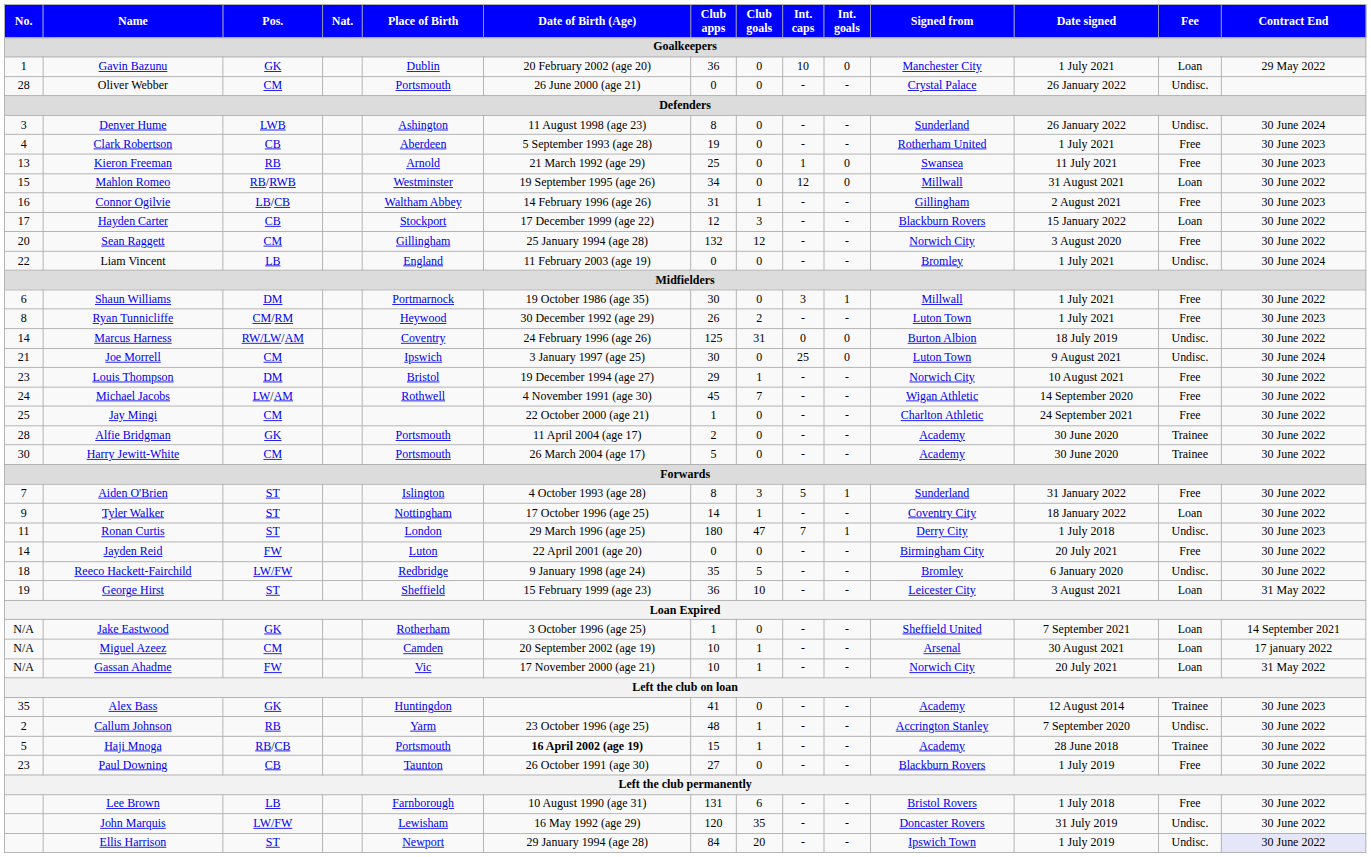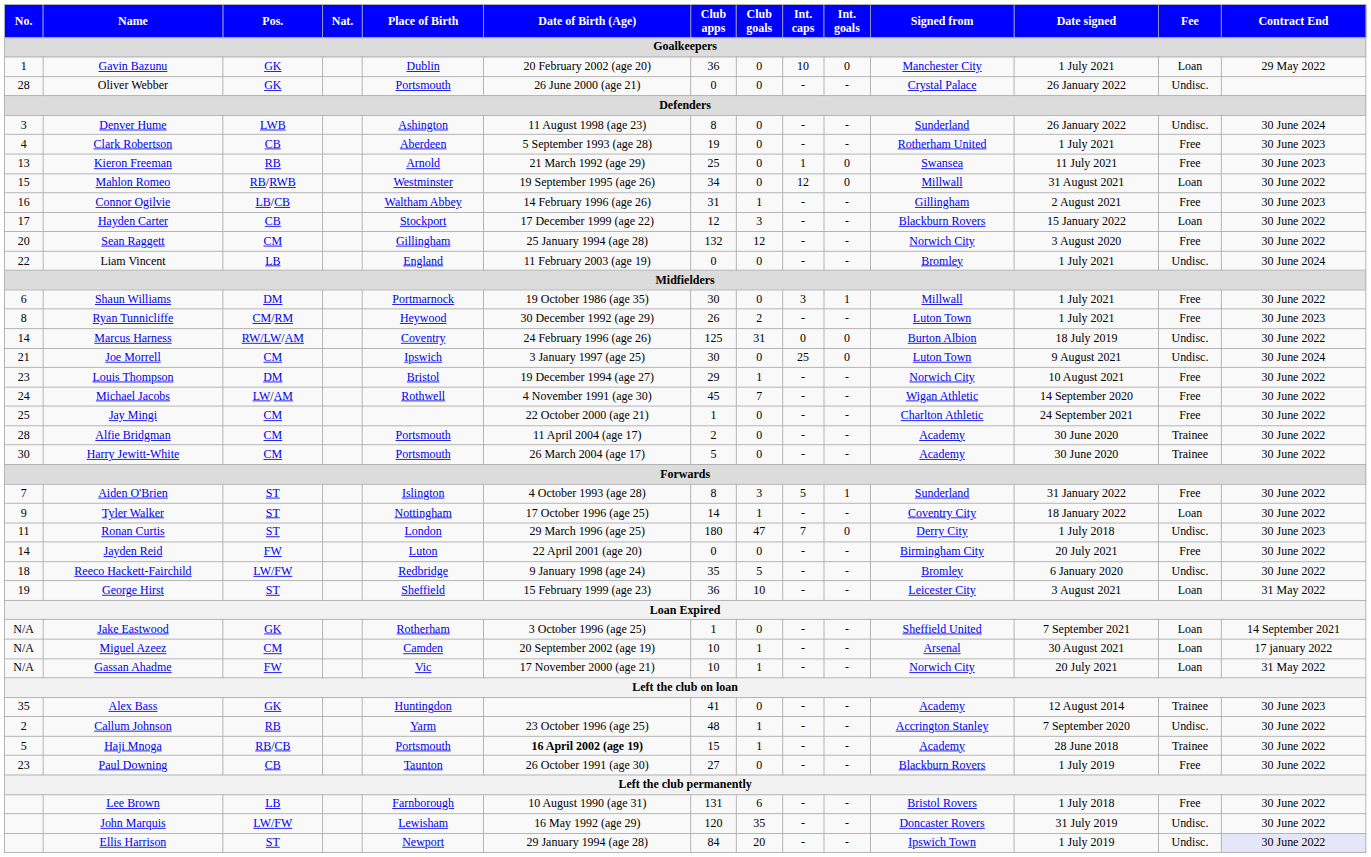(273, 86) CM -> (273, 86) GK
(273, 435) GK -> (273, 435) CM
(847, 532) 1 -> (847, 532) 0
